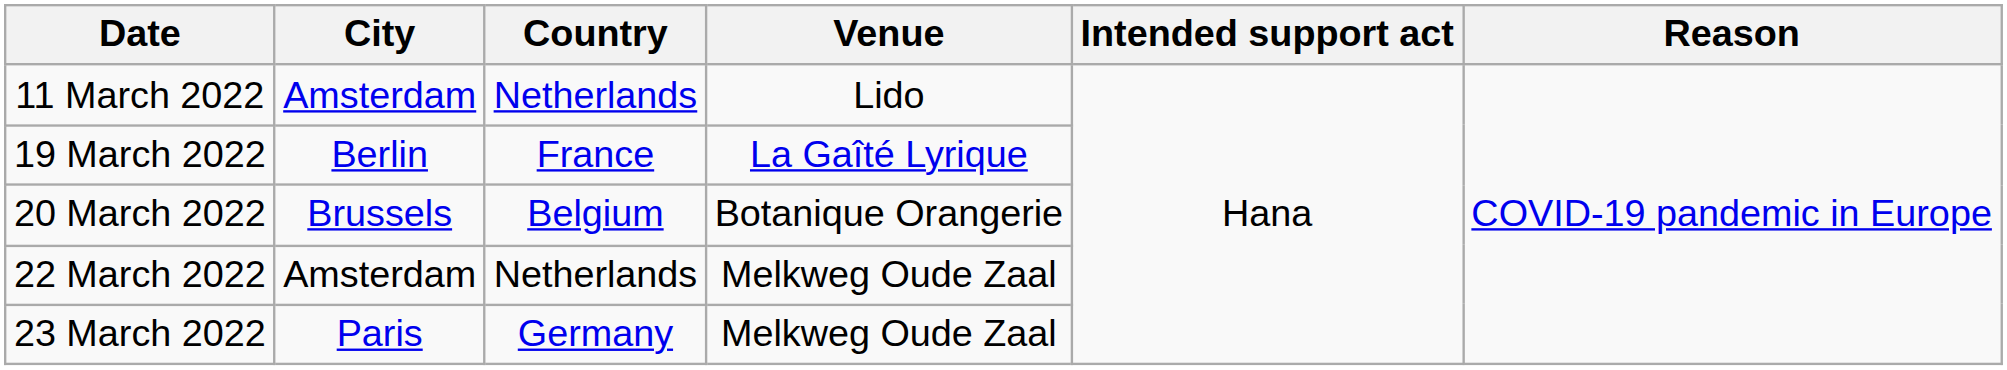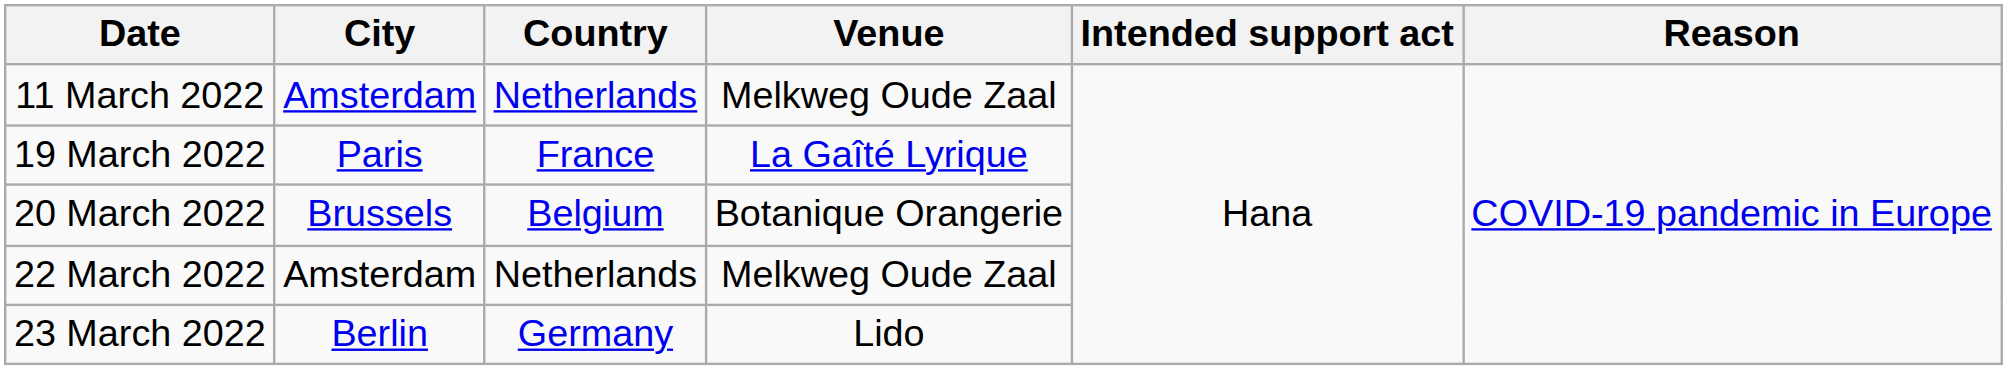(889, 94) Lido -> (889, 94) Melkweg Oude Zaal
(380, 154) Berlin -> (380, 154) Paris
(380, 333) Paris -> (380, 333) Berlin
(889, 333) Melkweg Oude Zaal -> (889, 333) Lido
